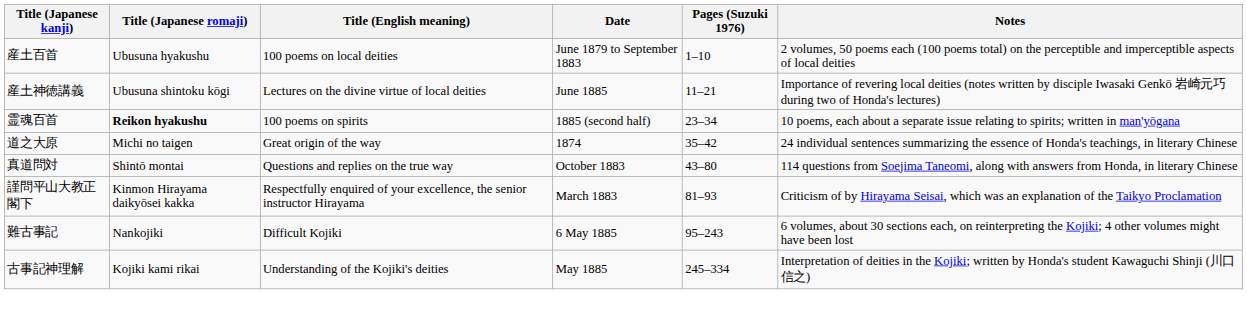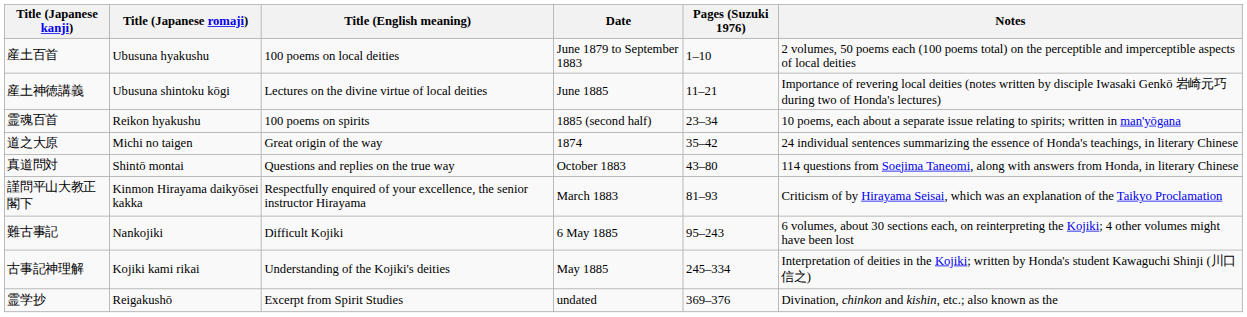(160, 120) bold -> (157, 120) normal
+ row: (26, 300)
